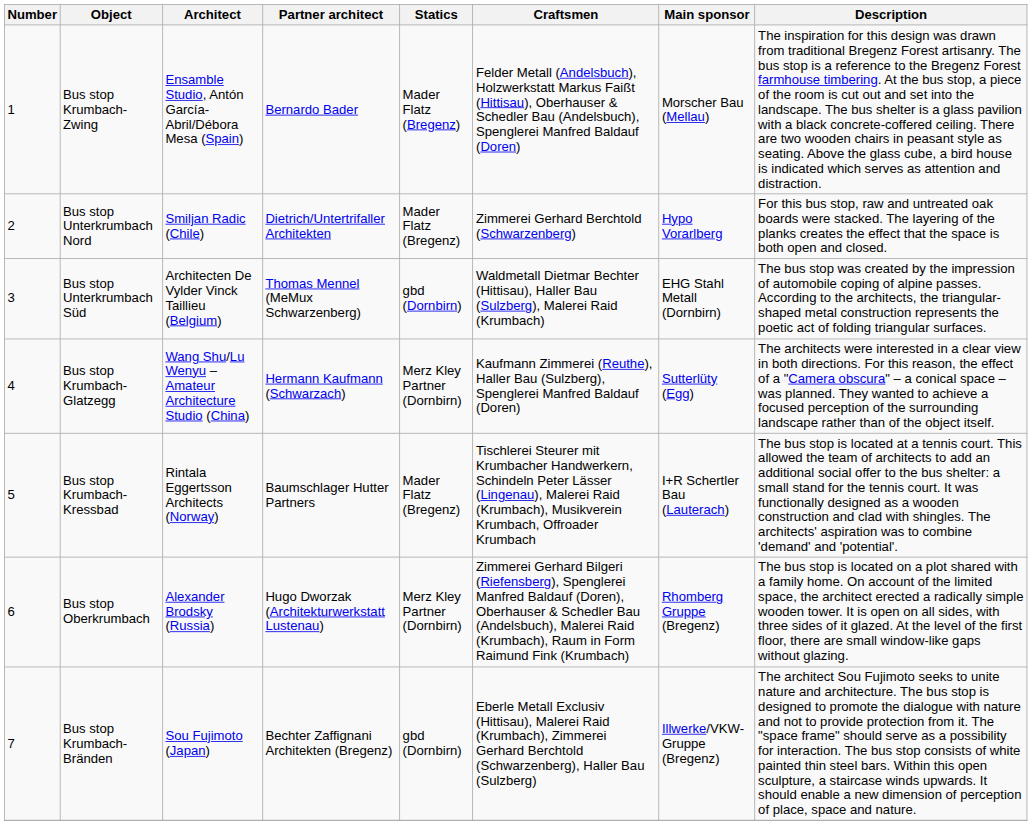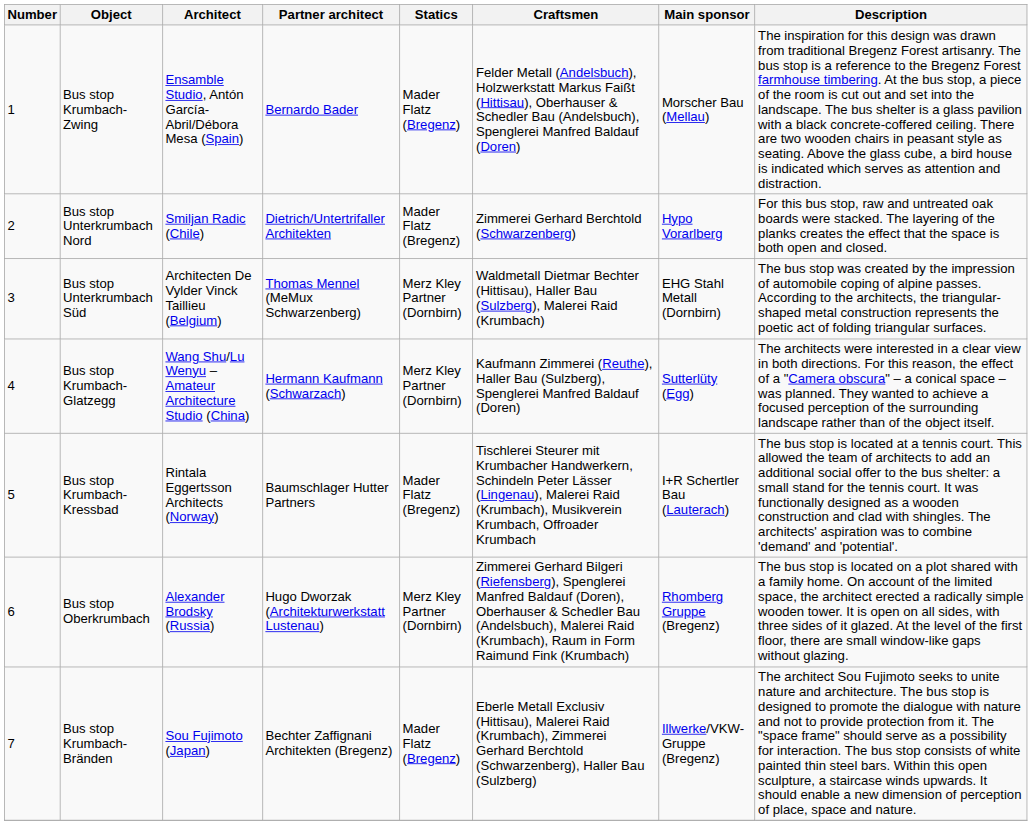(432, 298) gbd (Dornbirn) -> (432, 298) Merz Kley Partner (Dornbirn)
(432, 743) gbd (Dornbirn) -> (431, 743) Mader Flatz (Bregenz)
